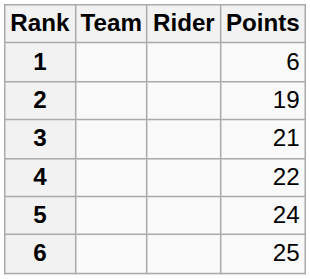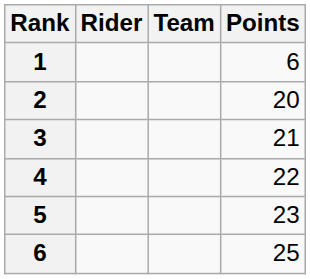columns swapped: (184, 23) <-> (111, 23)
(286, 100) 19 -> (286, 100) 20
(286, 215) 24 -> (286, 215) 23
